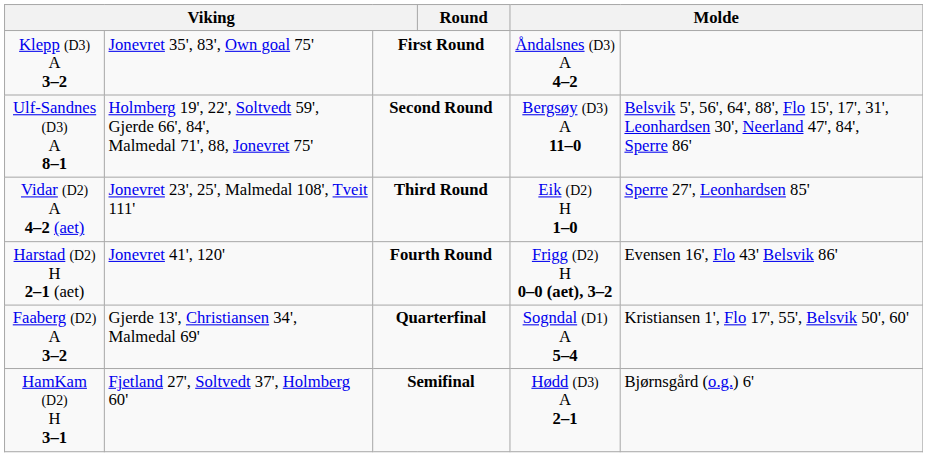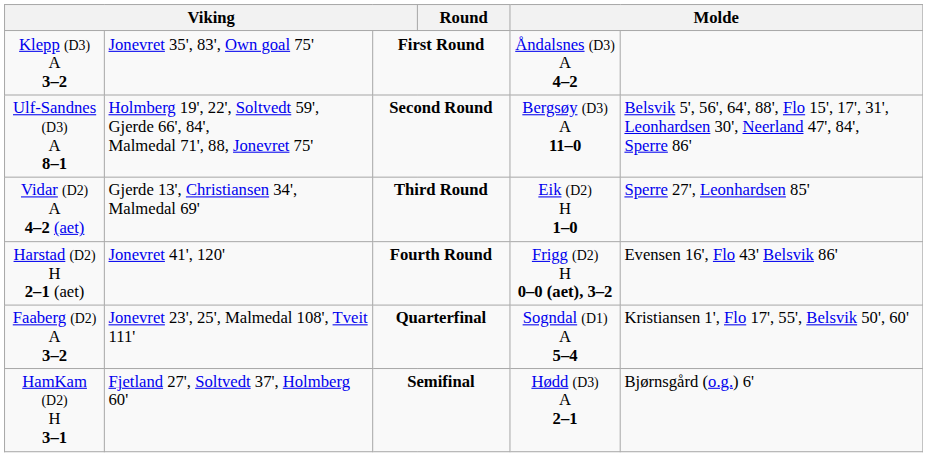(238, 199) Jonevret 23', 25', Malmedal 108', Tveit 111' -> (203, 199) Gjerde 13', Christiansen 34', Malmedal 69'
(203, 327) Gjerde 13', Christiansen 34', Malmedal 69' -> (238, 327) Jonevret 23', 25', Malmedal 108', Tveit 111'
